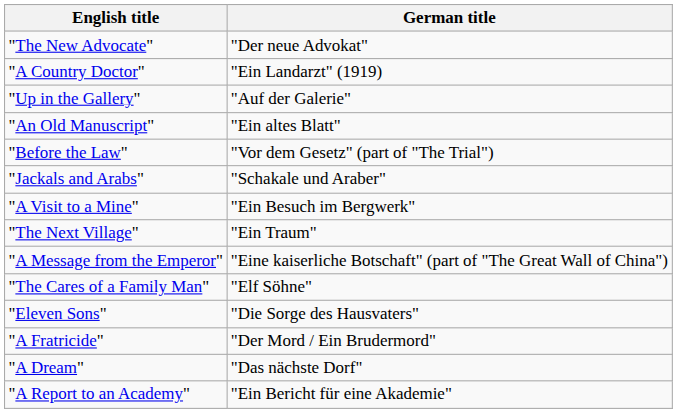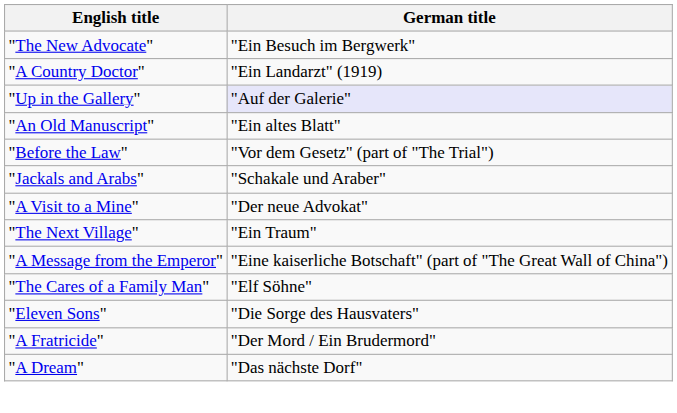(299, 44) "Der neue Advokat" -> (323, 44) "Ein Besuch im Bergwerk"
(291, 98) no background -> (291, 98) lavender background
(323, 206) "Ein Besuch im Bergwerk" -> (299, 206) "Der neue Advokat"
- row: (99, 394)
